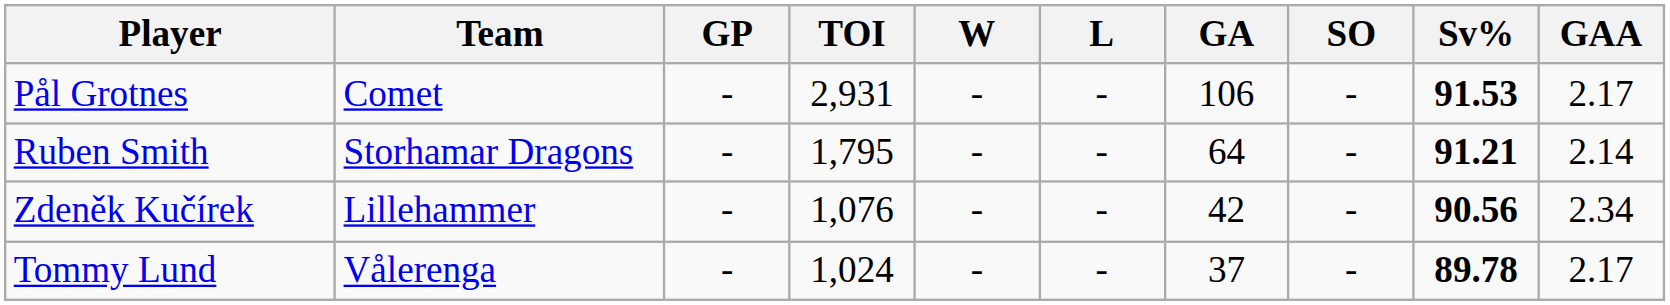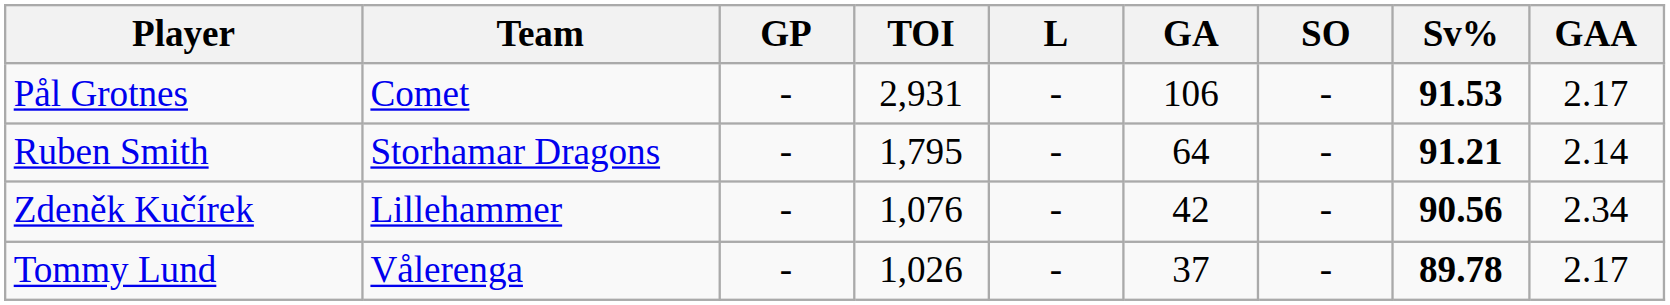- column: (977, 33)
(852, 269) 1,024 -> (921, 269) 1,026
